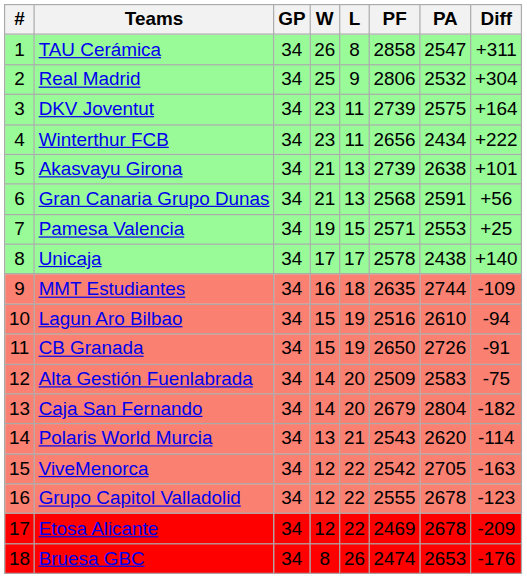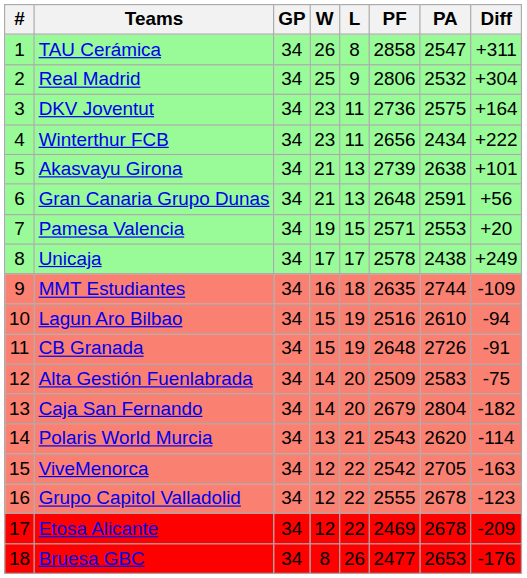(395, 109) 2739 -> (395, 109) 2736
(395, 199) 2568 -> (395, 199) 2648
(496, 229) +25 -> (496, 229) +20
(496, 259) +140 -> (496, 259) +249
(395, 348) 2650 -> (395, 348) 2648
(395, 558) 2474 -> (395, 558) 2477
